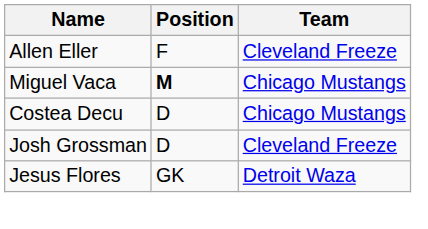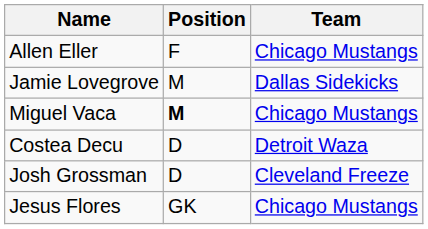(320, 51) Cleveland Freeze -> (336, 51) Chicago Mustangs
+ row: (84, 82)
(324, 113) Chicago Mustangs -> (311, 144) Detroit Waza
(299, 176) Detroit Waza -> (336, 207) Chicago Mustangs
